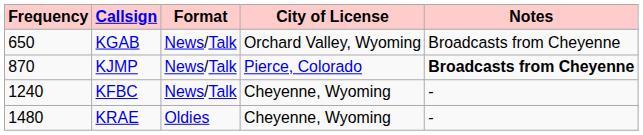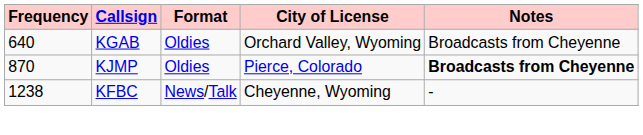(21, 42) 650 -> (21, 42) 640
(201, 42) News/Talk -> (187, 42) Oldies
(201, 67) News/Talk -> (187, 67) Oldies
(26, 92) 1240 -> (26, 92) 1238
- row: (117, 117)
